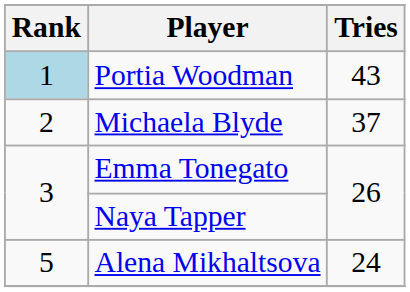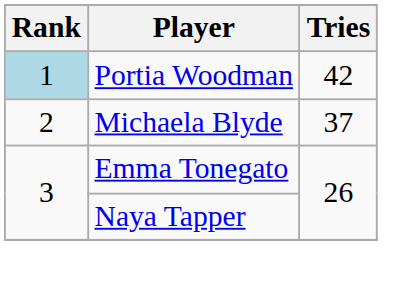(366, 74) 43 -> (338, 74) 42
- row: (208, 262)
